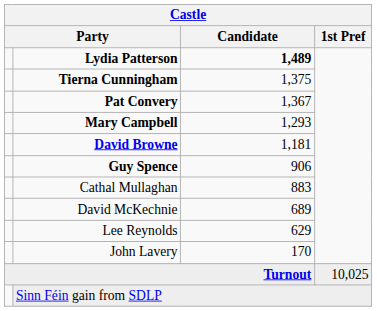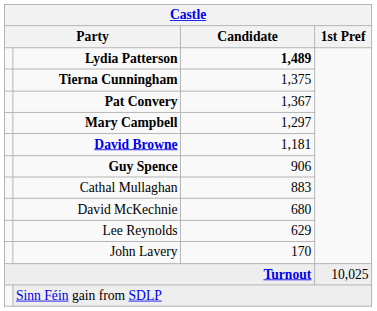(296, 123) 1,293 -> (296, 123) 1,297
(301, 209) 689 -> (301, 209) 680
